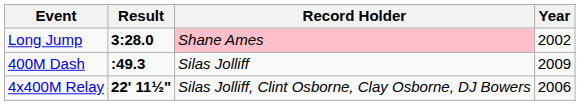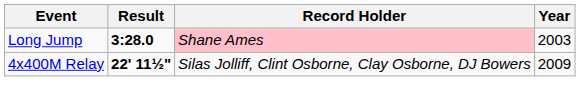(554, 40) 2002 -> (554, 40) 2003
- row: (46, 64)
(554, 87) 2006 -> (554, 64) 2009
